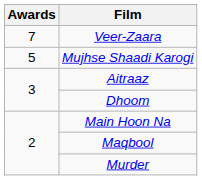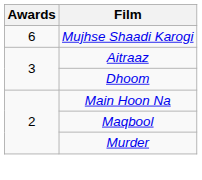- row: (128, 36)
(32, 57) 5 -> (32, 36) 6
